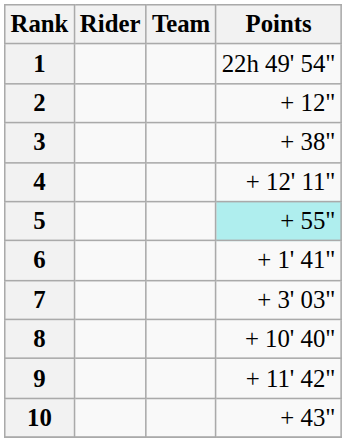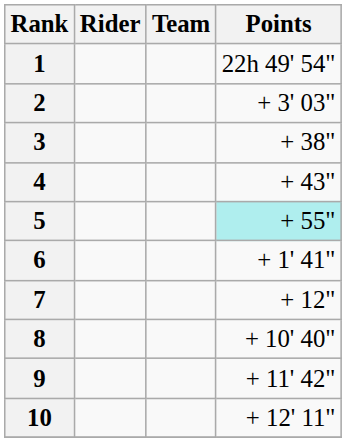(308, 102) + 12" -> (296, 102) + 3' 03"
(291, 181) + 12' 11" -> (308, 181) + 43"
(296, 299) + 3' 03" -> (308, 299) + 12"
(308, 417) + 43" -> (291, 417) + 12' 11"
